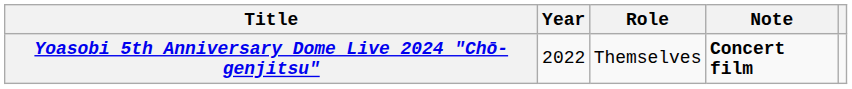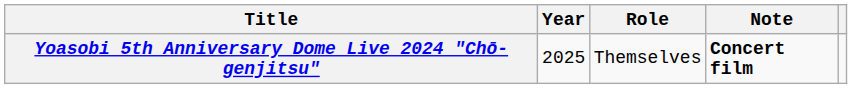(564, 59) 2022 -> (564, 59) 2025
